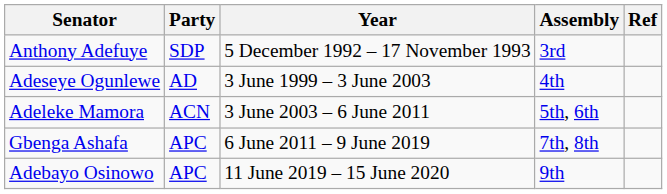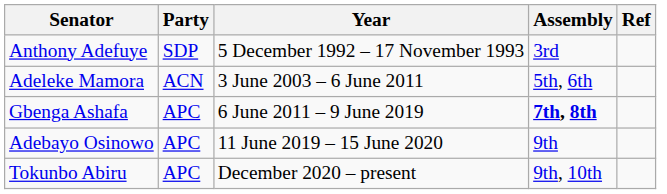- row: (85, 81)
(569, 142) normal -> (565, 111) bold
+ row: (68, 173)
